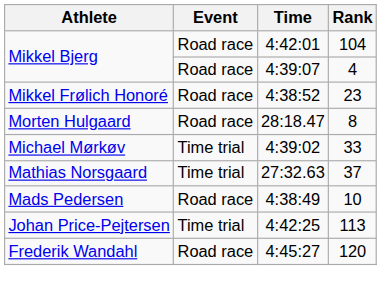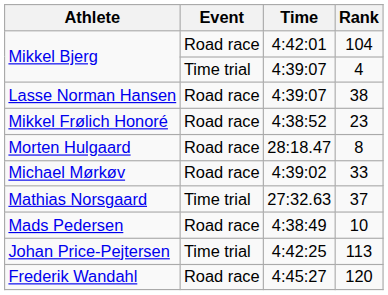(215, 70) Road race -> (217, 70) Time trial
+ row: (92, 96)
(211, 148) Time trial -> (222, 174) Road race
